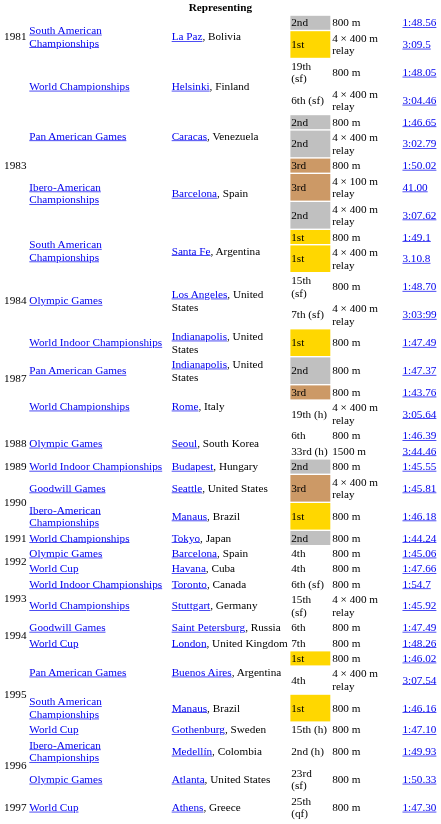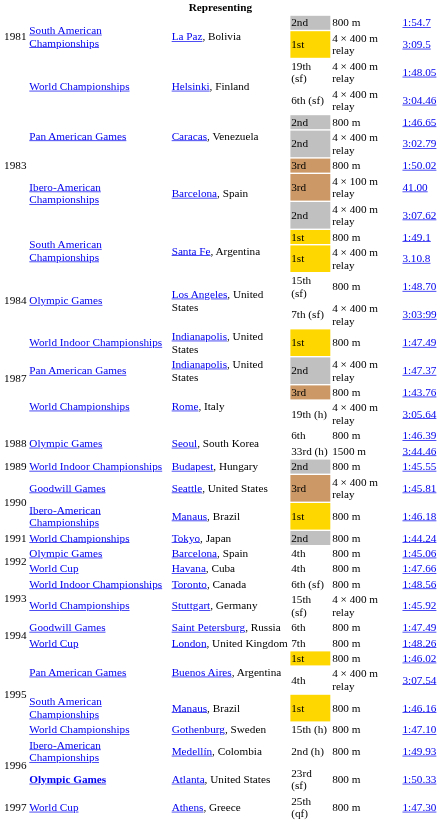(419, 22) 1:48.56 -> (417, 22) 1:54.7
(346, 72) 800 m -> (355, 72) 4 × 400 m relay
(346, 370) 800 m -> (355, 370) 4 × 400 m relay
(417, 584) 1:54.7 -> (419, 584) 1:48.56
(54, 729) World Cup -> (79, 729) World Championships
(66, 779) normal -> (68, 779) bold
